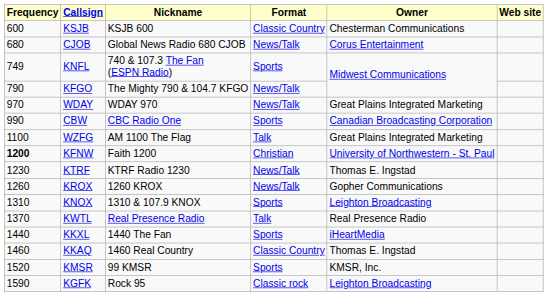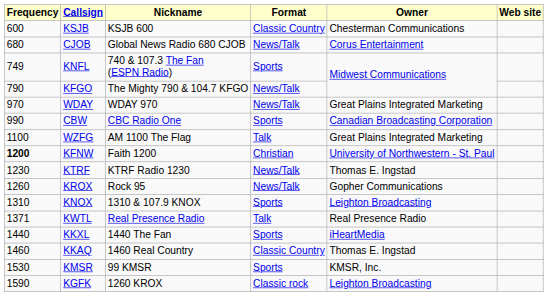(135, 186) 1260 KROX -> (127, 186) Rock 95
(18, 219) 1370 -> (18, 219) 1371
(18, 267) 1520 -> (18, 267) 1530
(127, 283) Rock 95 -> (135, 283) 1260 KROX
